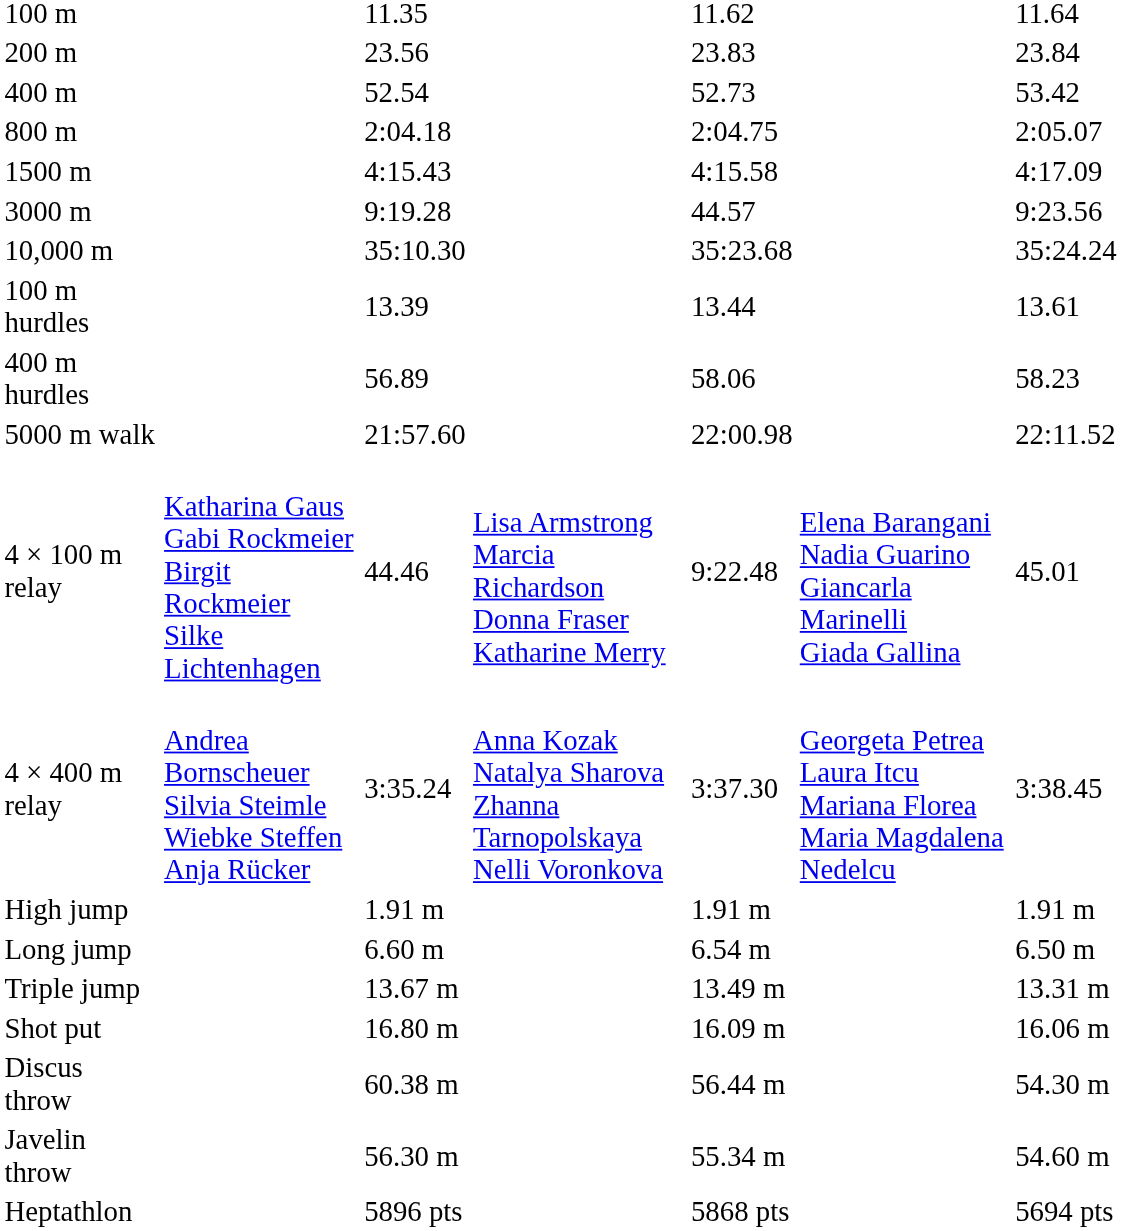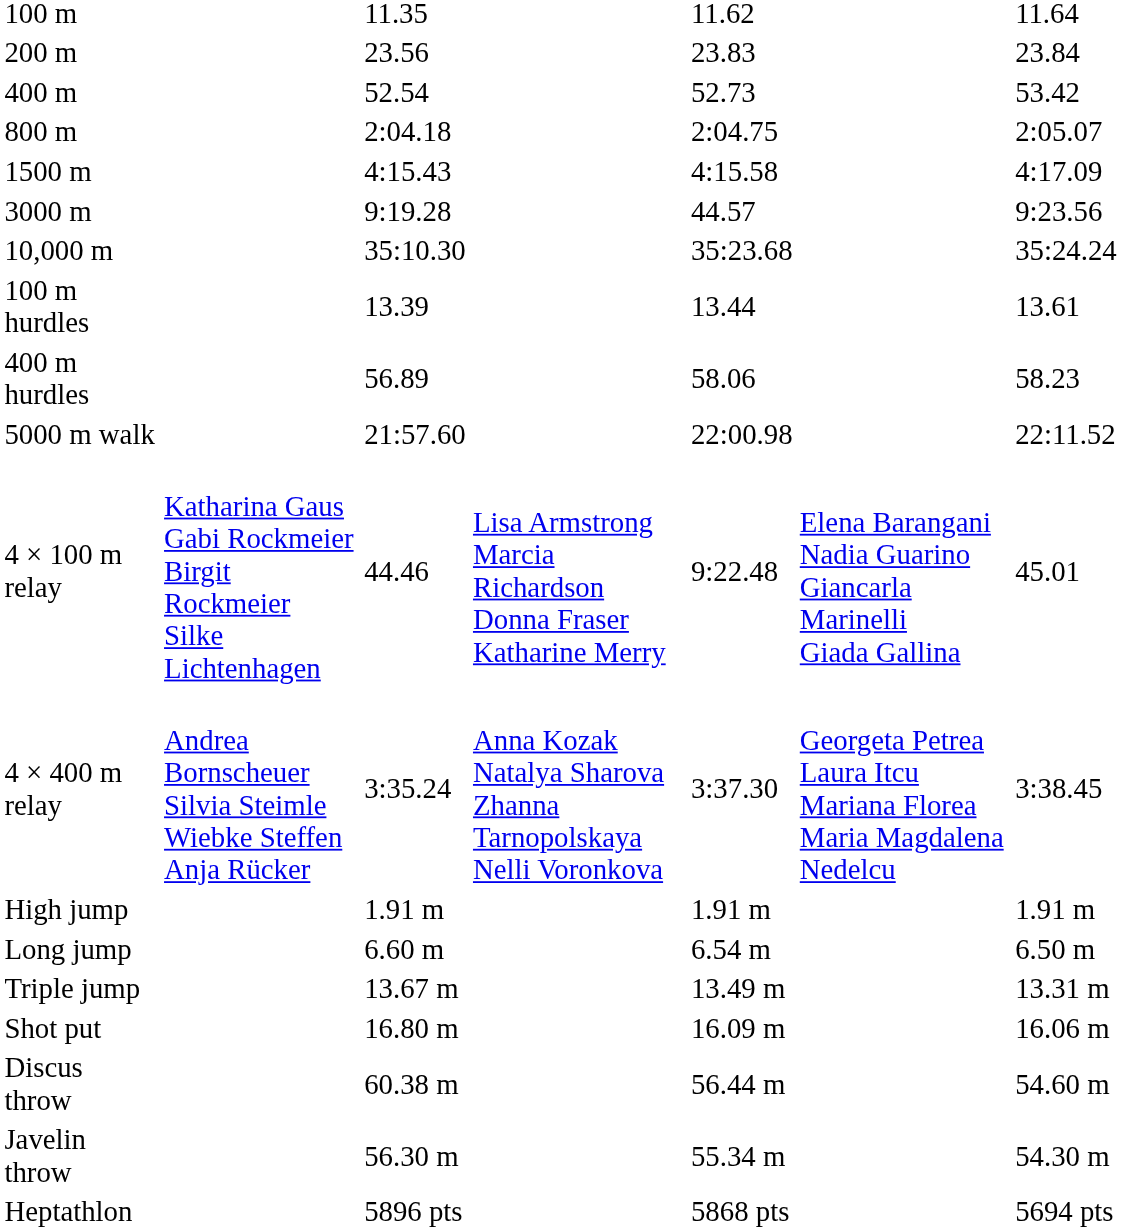(1062, 1084) 54.30 m -> (1062, 1084) 54.60 m
(1062, 1156) 54.60 m -> (1062, 1156) 54.30 m
